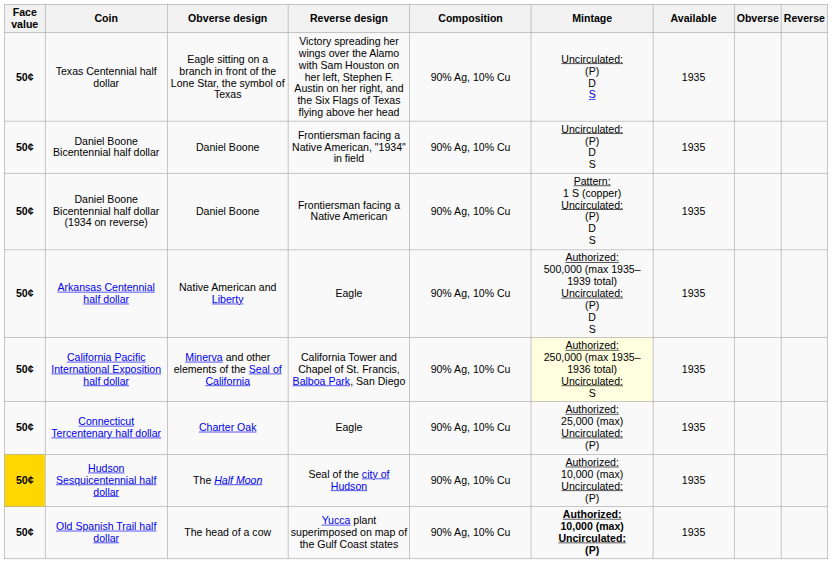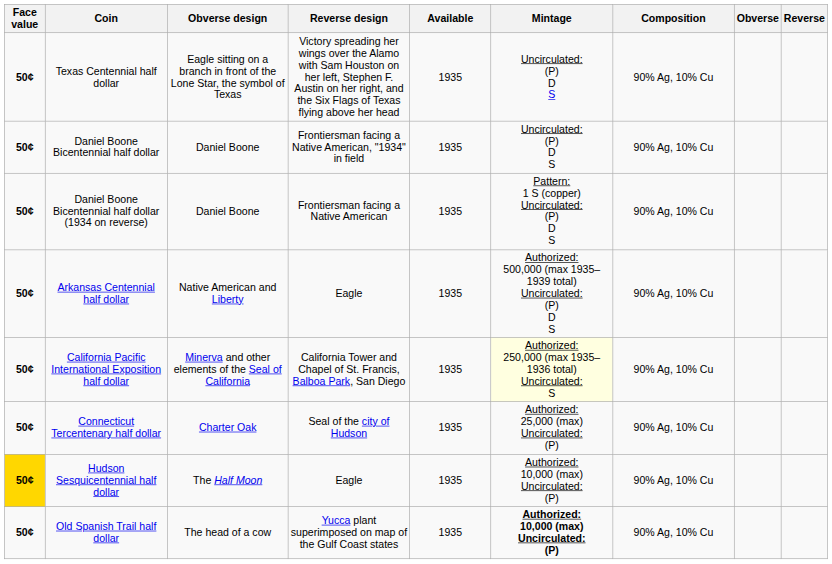columns swapped: (471, 18) <-> (694, 18)
(349, 428) Eagle -> (349, 428) Seal of the city of Hudson
(349, 480) Seal of the city of Hudson -> (349, 480) Eagle
